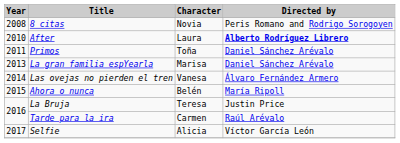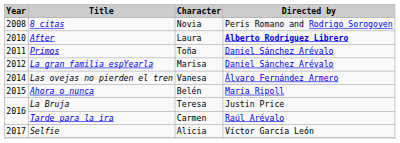(16, 64) 2013 -> (16, 64) 2012
